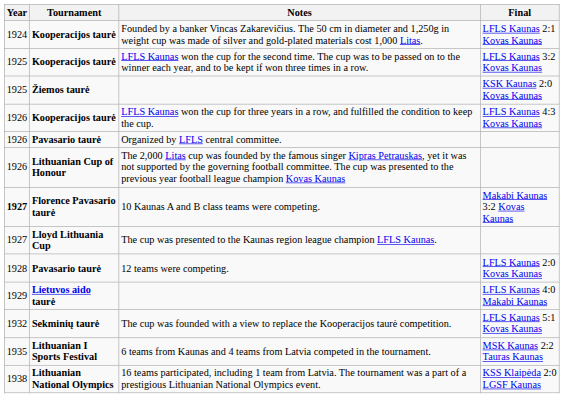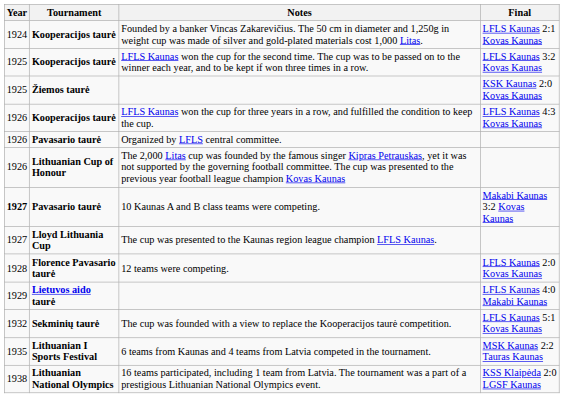(74, 206) Florence Pavasario taurė -> (66, 206) Pavasario taurė
(66, 268) Pavasario taurė -> (74, 268) Florence Pavasario taurė
